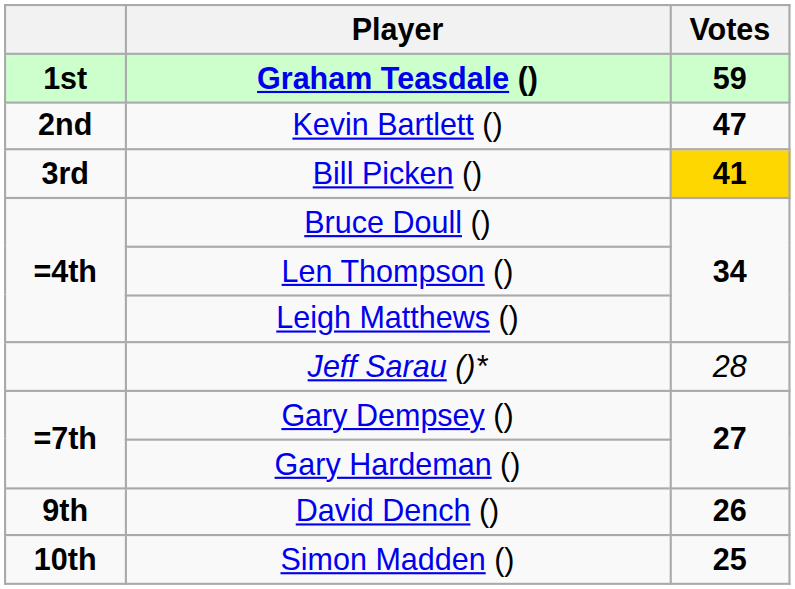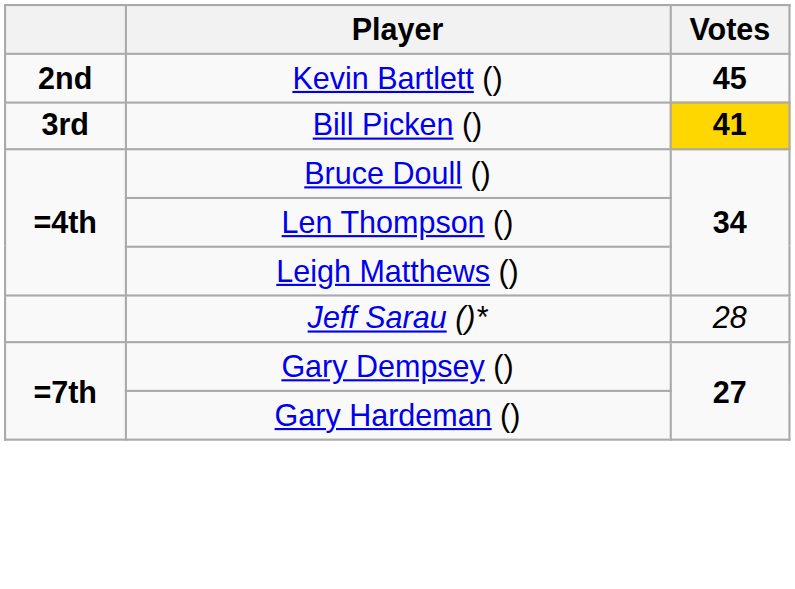- row: (398, 78)
(730, 126) 47 -> (730, 78) 45
- row: (398, 512)
- row: (398, 560)
